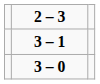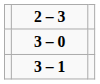rows swapped: (50, 41) <-> (50, 66)
